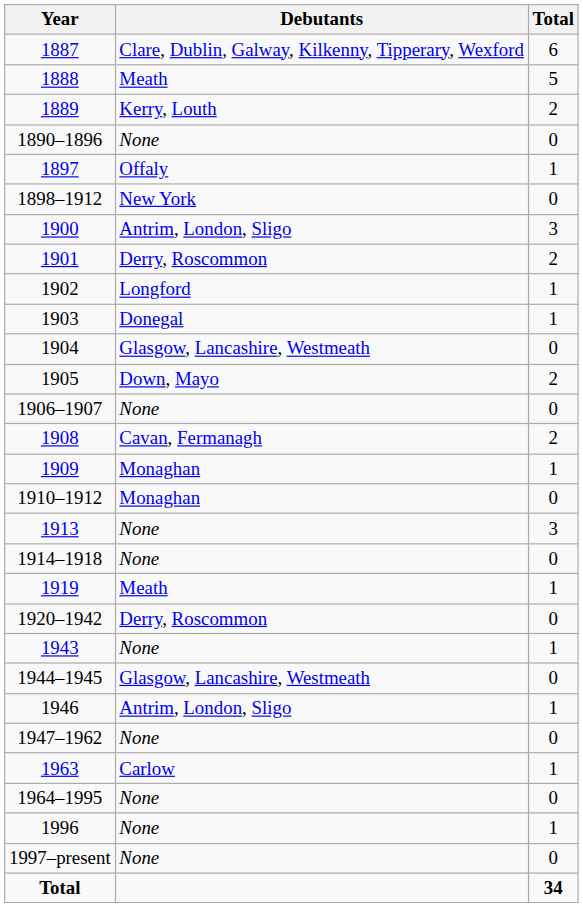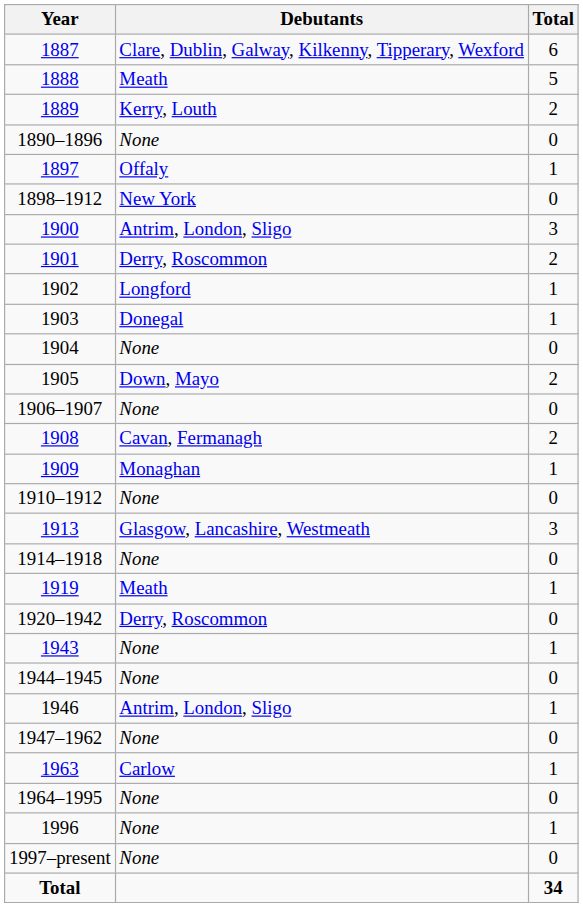(245, 348) Glasgow, Lancashire, Westmeath -> (139, 348) None
(160, 498) Monaghan -> (139, 498) None
(139, 528) None -> (245, 528) Glasgow, Lancashire, Westmeath
(245, 678) Glasgow, Lancashire, Westmeath -> (139, 678) None
